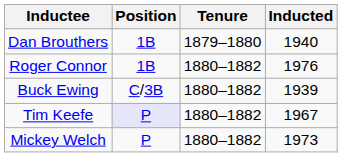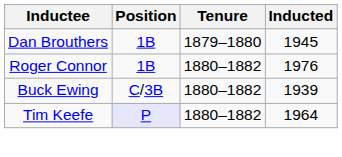(301, 41) 1940 -> (301, 41) 1945
(301, 115) 1967 -> (301, 115) 1964
- row: (58, 139)
